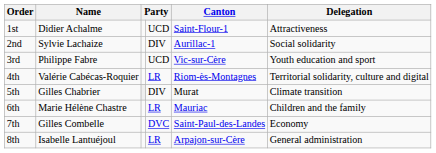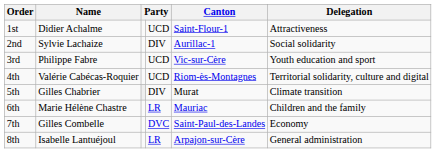(154, 76) LR -> (159, 76) UCD
